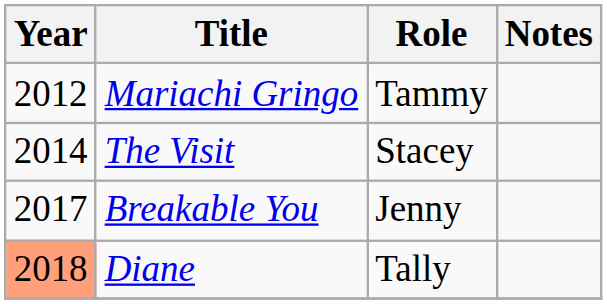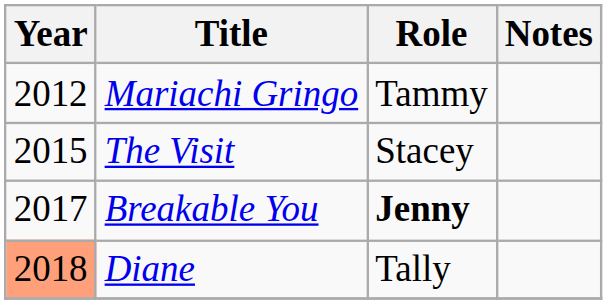(51, 151) 2014 -> (51, 151) 2015
(418, 209) normal -> (423, 209) bold
